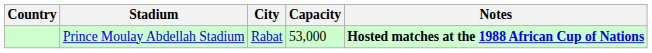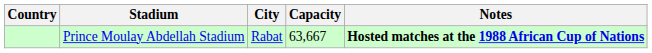(308, 36) 53,000 -> (308, 36) 63,667
